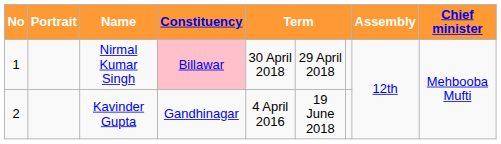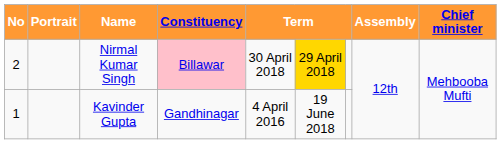(16, 64) 1 -> (16, 64) 2
(320, 64) no background -> (320, 64) gold background
(16, 114) 2 -> (16, 114) 1
